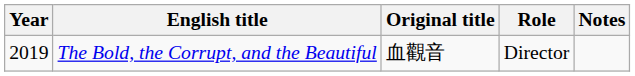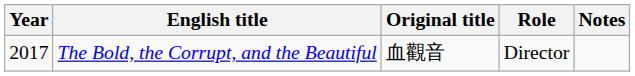(29, 53) 2019 -> (29, 53) 2017
